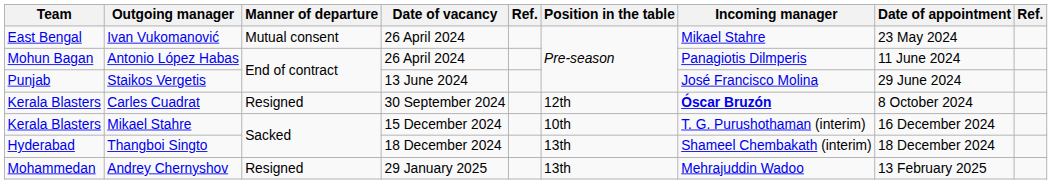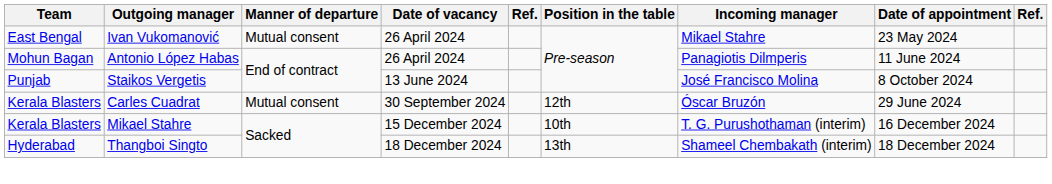(920, 80) 29 June 2024 -> (925, 80) 8 October 2024
(274, 102) Resigned -> (292, 102) Mutual consent
(726, 102) bold -> (723, 102) normal
(925, 102) 8 October 2024 -> (920, 102) 29 June 2024
- row: (168, 168)
